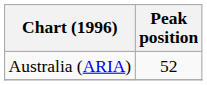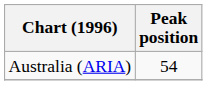(169, 65) 52 -> (169, 65) 54
